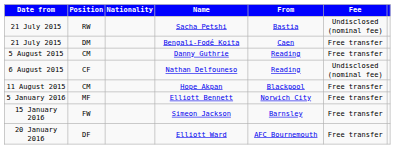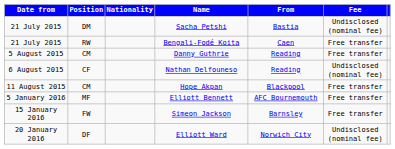(86, 26) RW -> (86, 26) DM
(86, 42) DM -> (86, 42) RW
(286, 97) Norwich City -> (286, 97) AFC Bournemouth
(286, 134) AFC Bournemouth -> (286, 134) Norwich City
(355, 134) Free transfer -> (355, 134) Undisclosed (nominal fee)
